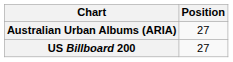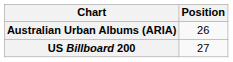(203, 30) 27 -> (203, 30) 26
